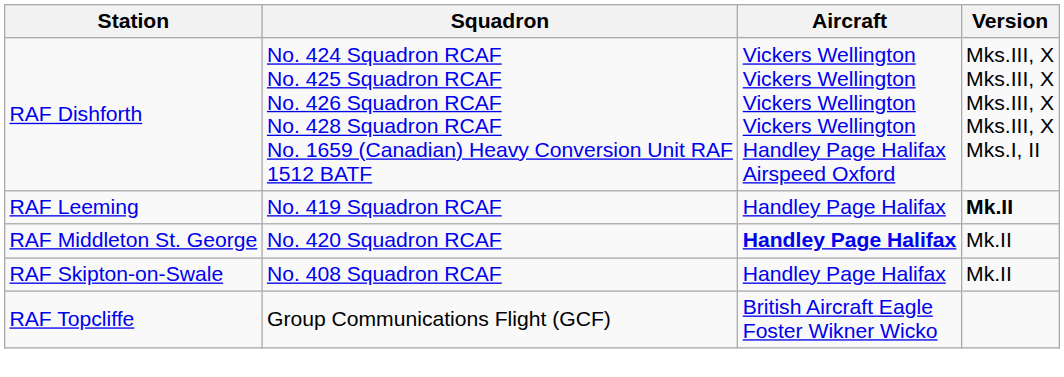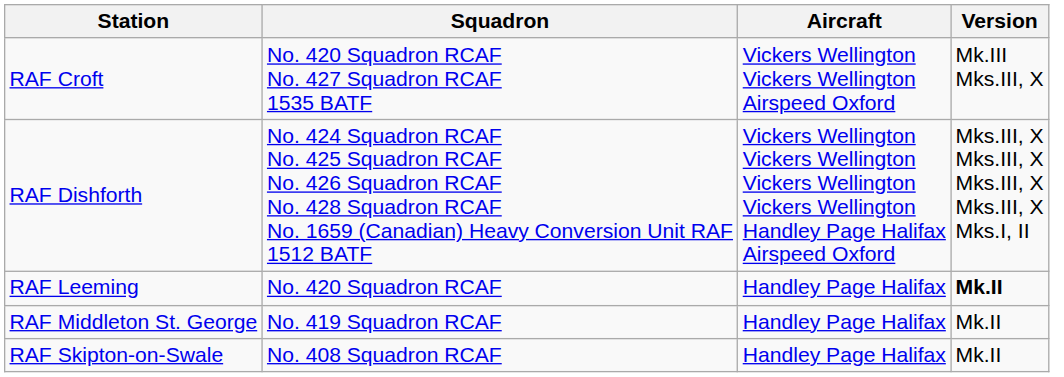+ row: (56, 78)
(384, 207) No. 419 Squadron RCAF -> (384, 288) No. 420 Squadron RCAF
(384, 240) No. 420 Squadron RCAF -> (384, 321) No. 419 Squadron RCAF
(850, 240) bold -> (844, 321) normal
- row: (72, 319)
